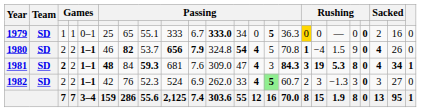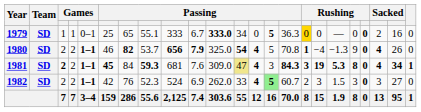(220, 49) 324.8 -> (220, 49) 325.0
(339, 49) 1.5 -> (339, 49) −1.3
(108, 66) 48 -> (108, 66) 45
(241, 66) no background -> (241, 66) khaki background
(339, 82) −1.3 -> (339, 82) 1.5
